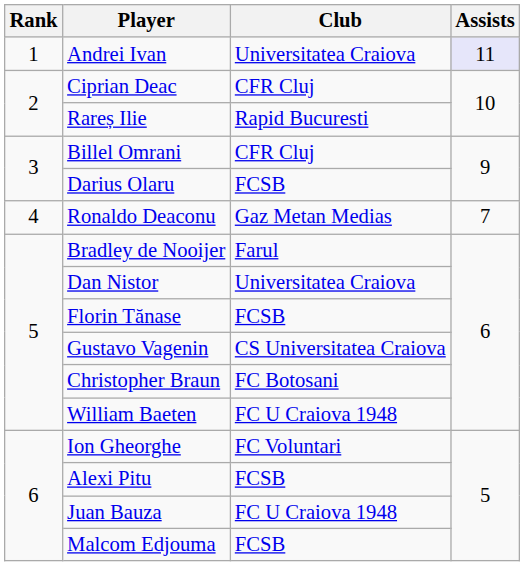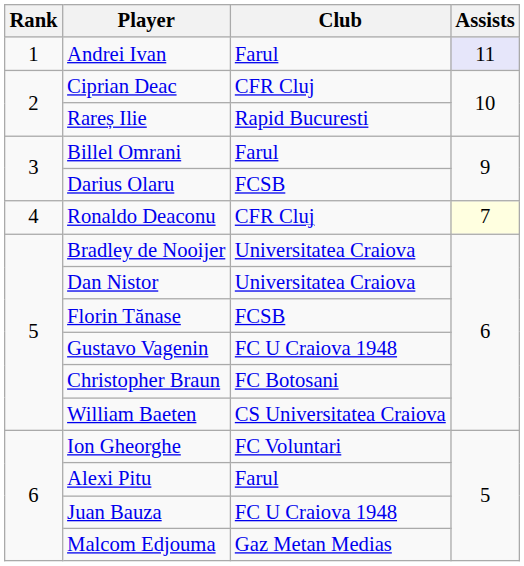(325, 53) Universitatea Craiova -> (257, 53) Farul
(275, 151) CFR Cluj -> (257, 151) Farul
(313, 217) Gaz Metan Medias -> (275, 217) CFR Cluj
(485, 217) no background -> (485, 217) lightyellow background
(257, 250) Farul -> (325, 250) Universitatea Craiova
(340, 348) CS Universitatea Craiova -> (316, 348) FC U Craiova 1948
(316, 413) FC U Craiova 1948 -> (340, 413) CS Universitatea Craiova
(260, 479) FCSB -> (257, 479) Farul
(260, 544) FCSB -> (313, 544) Gaz Metan Medias
